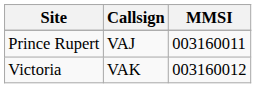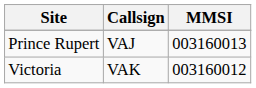(209, 43) 003160011 -> (209, 43) 003160013
